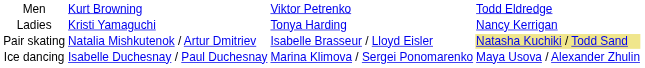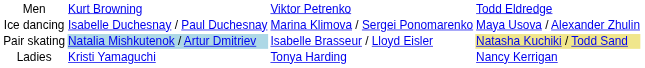rows swapped: (34, 25) <-> (34, 57)
(162, 41) no background -> (162, 41) lightblue background
